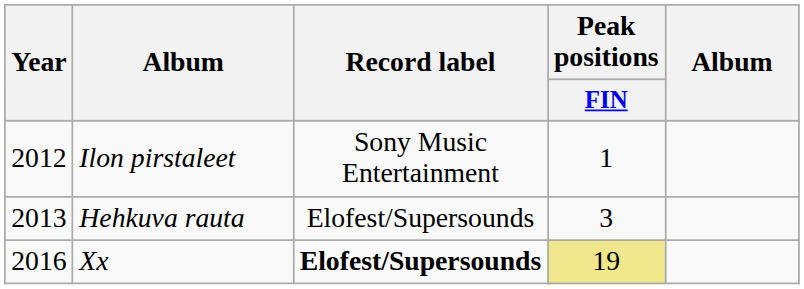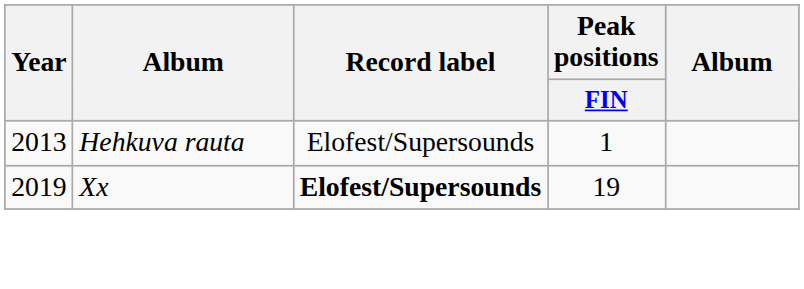- row: (157, 158)
(606, 217) 3 -> (606, 142) 1
(39, 261) 2016 -> (39, 186) 2019
(606, 261) khaki background -> (606, 186) no background
